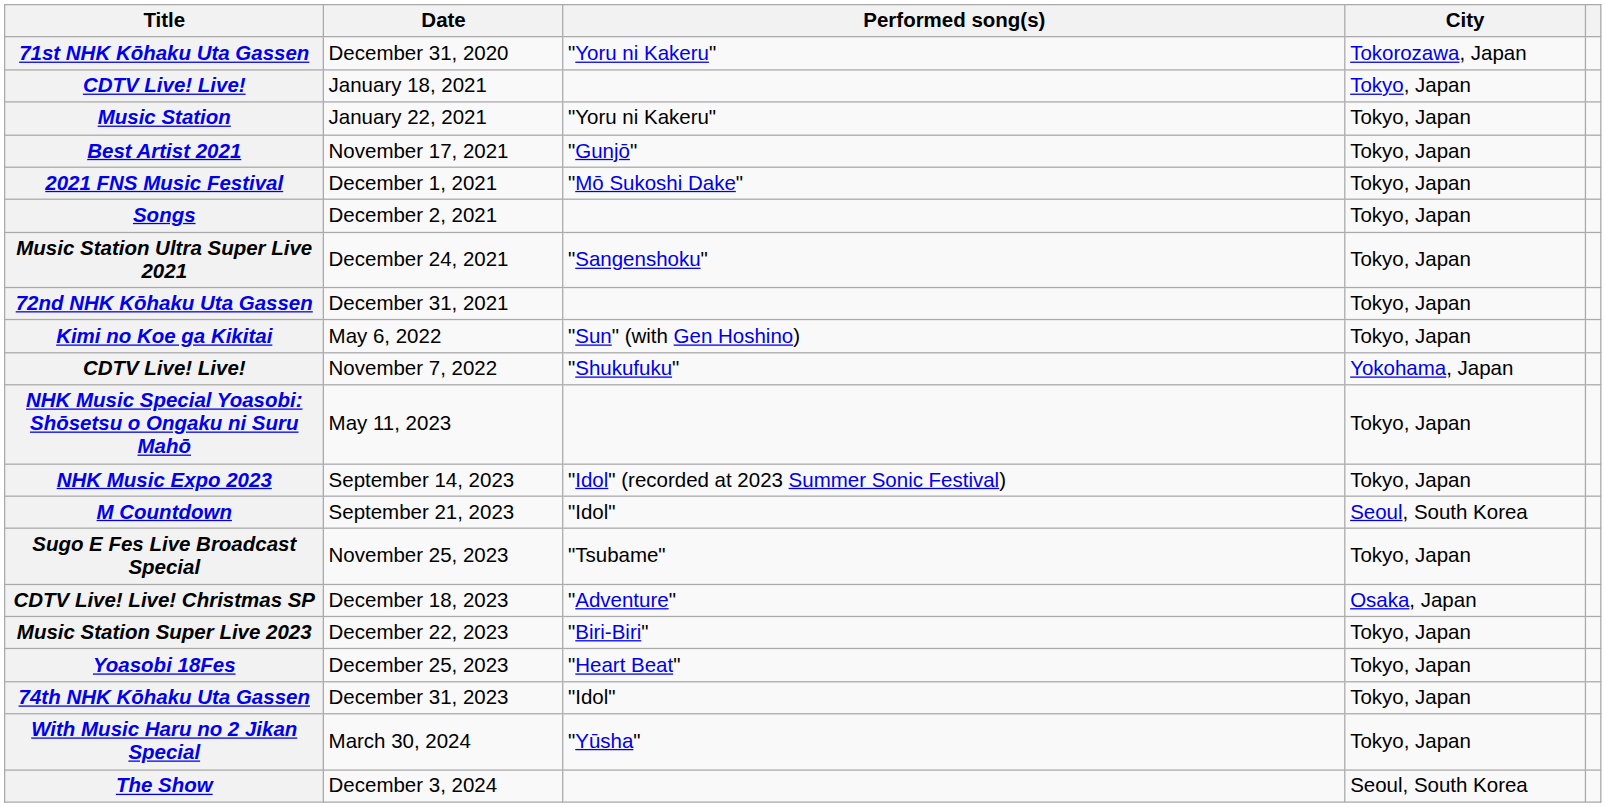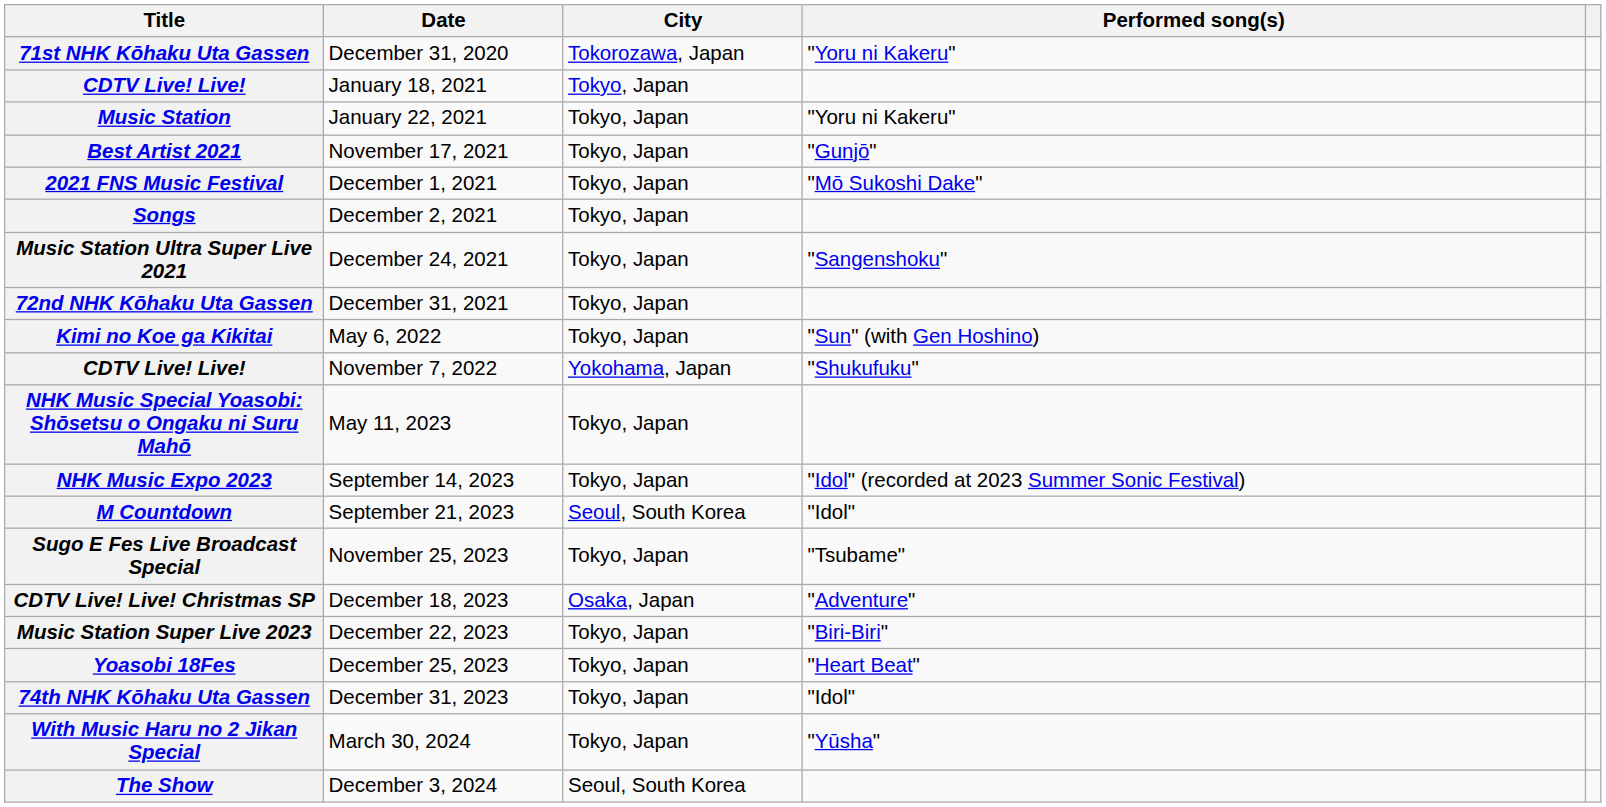columns swapped: (1465, 20) <-> (954, 20)
